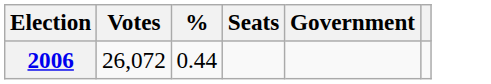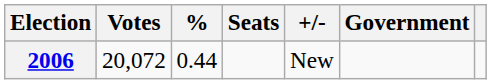+ column: (312, 22)
(134, 59) 26,072 -> (134, 59) 20,072
